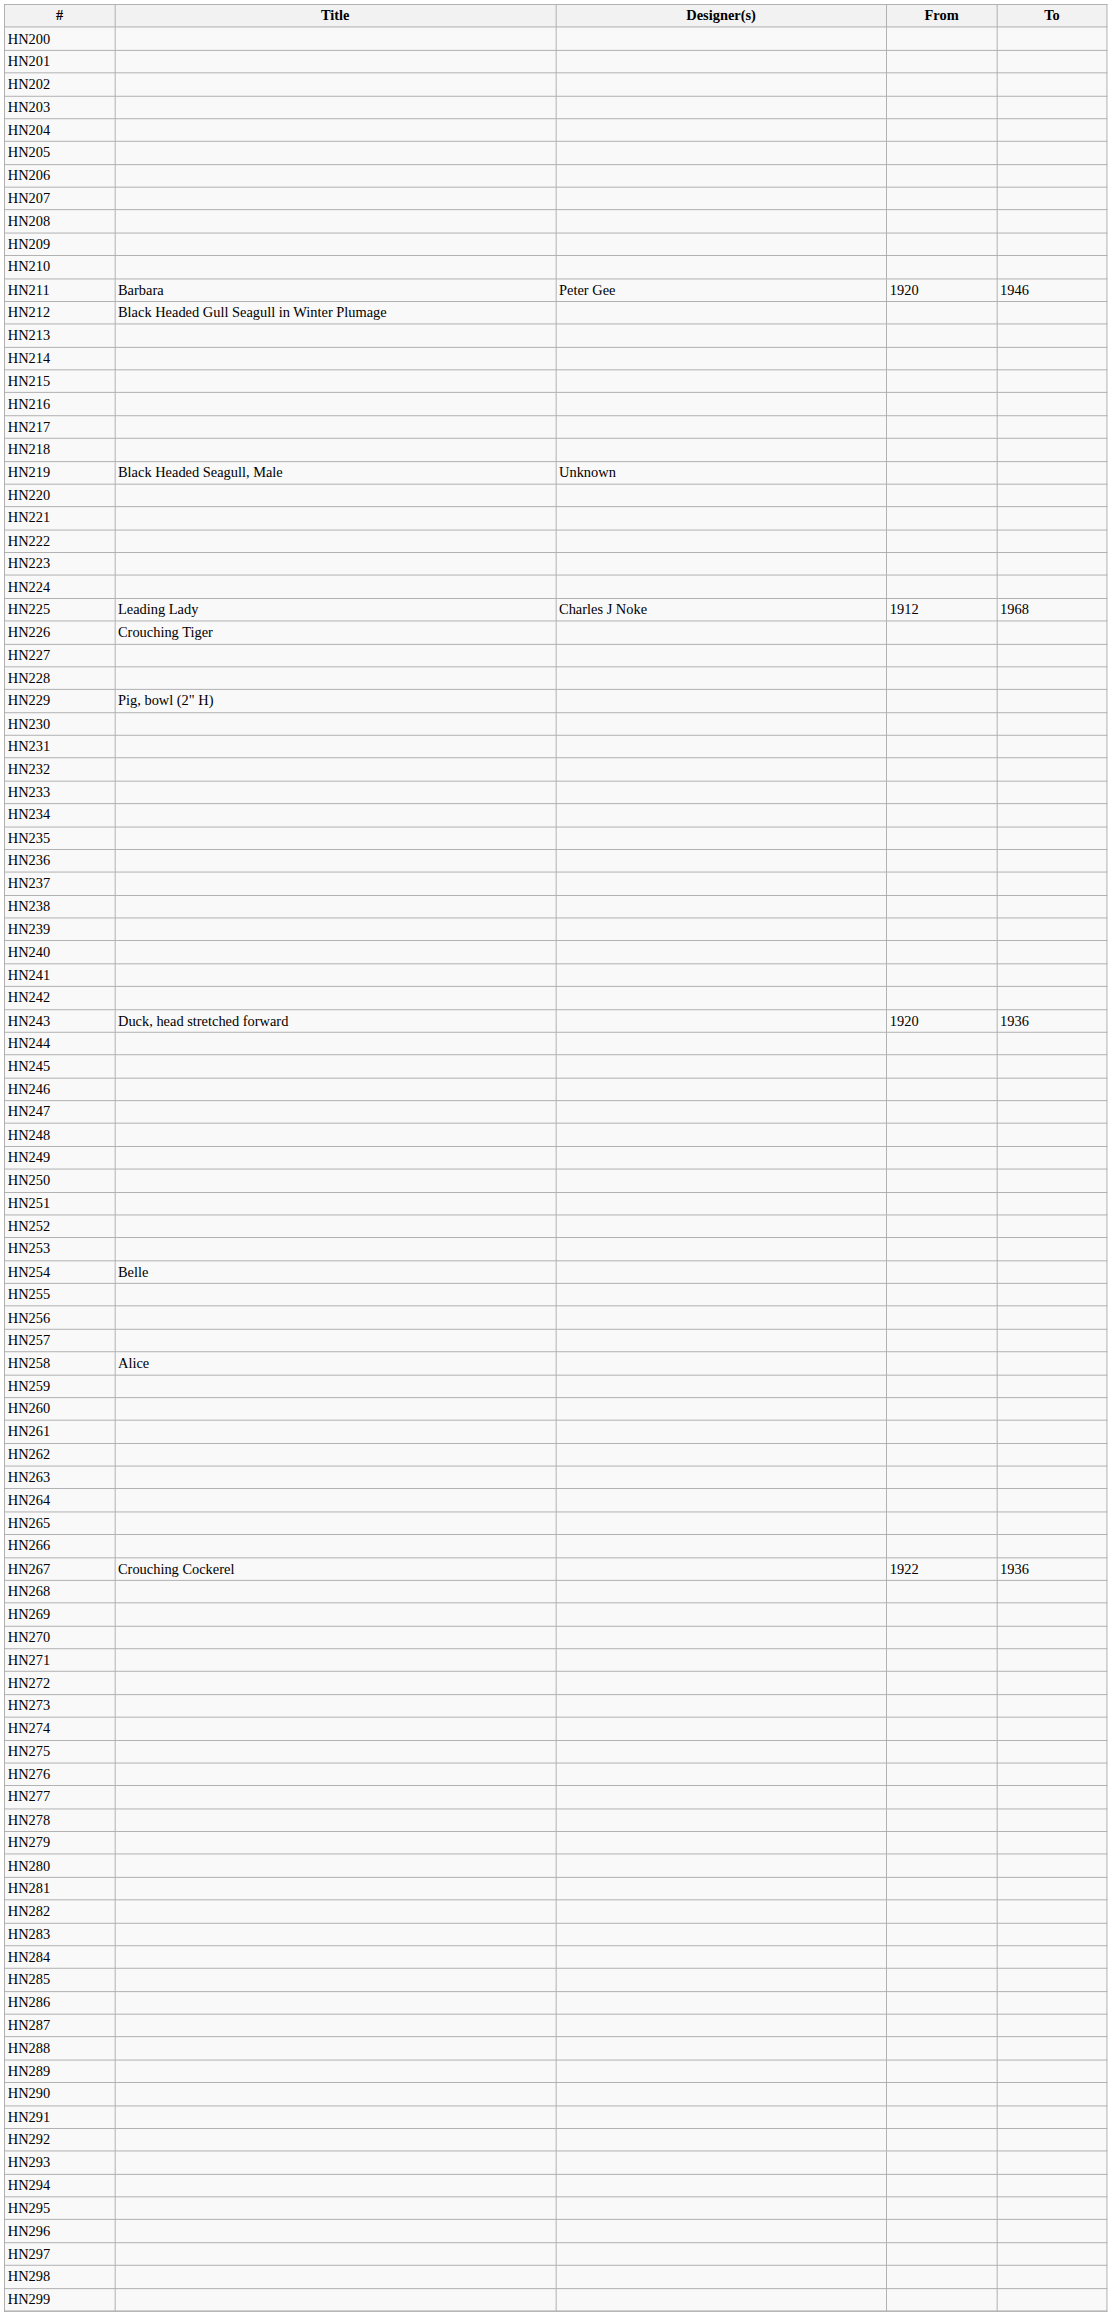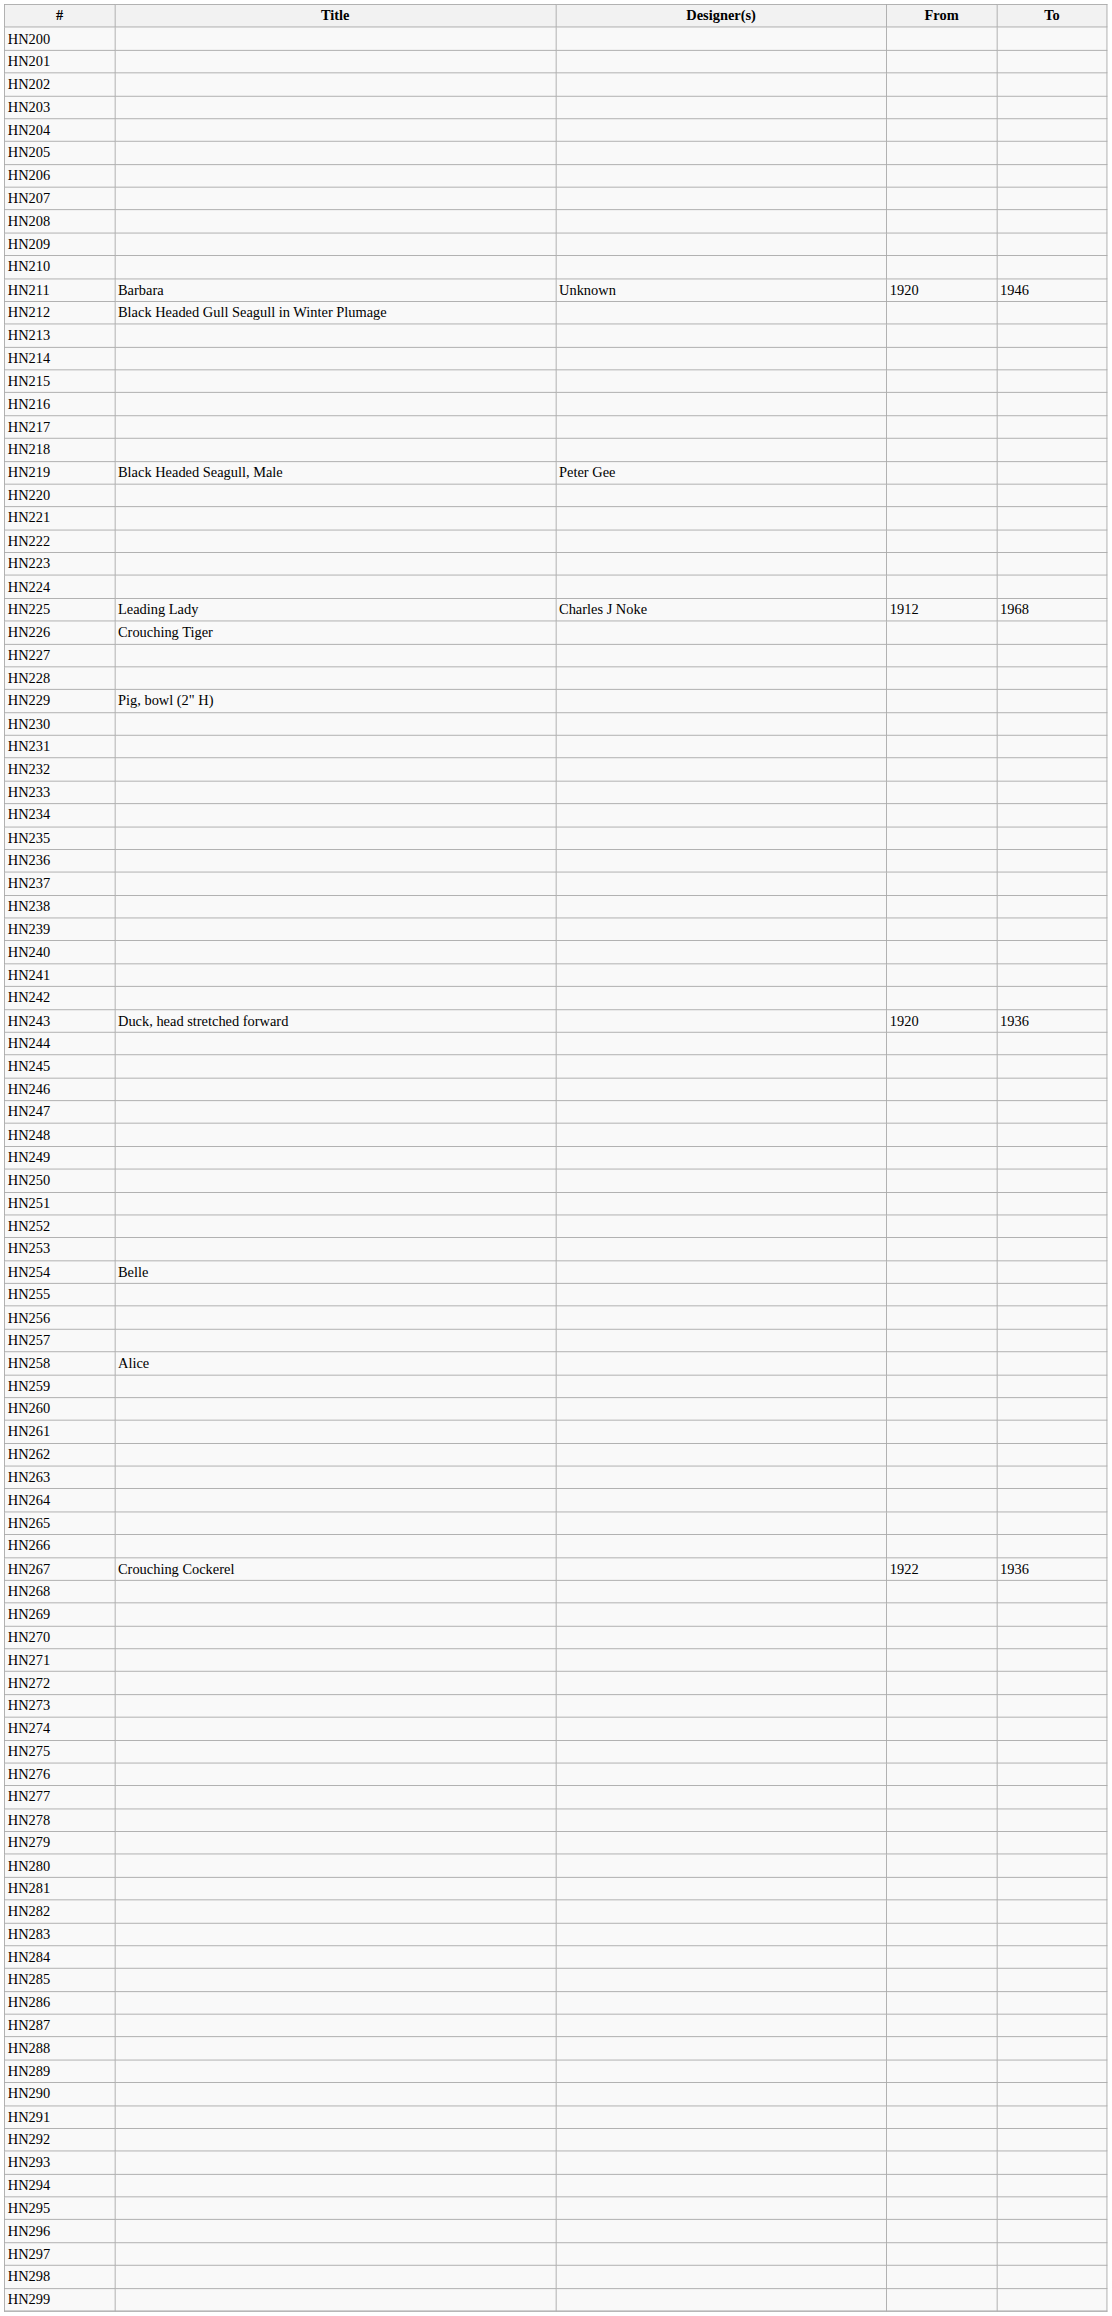(587, 289) Peter Gee -> (587, 289) Unknown
(587, 472) Unknown -> (587, 472) Peter Gee
